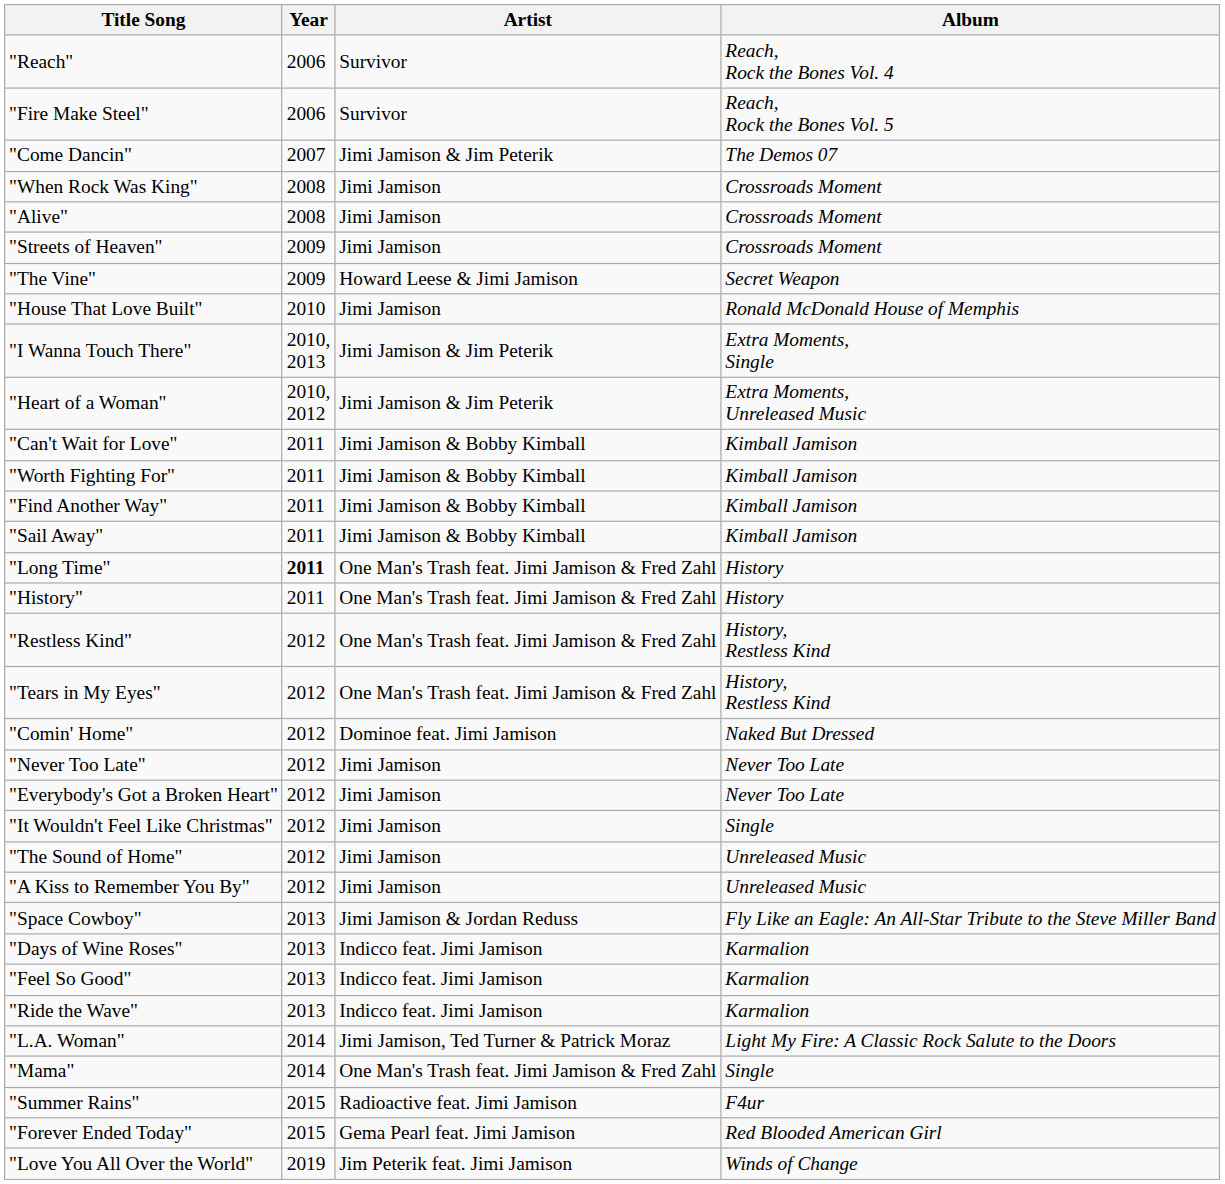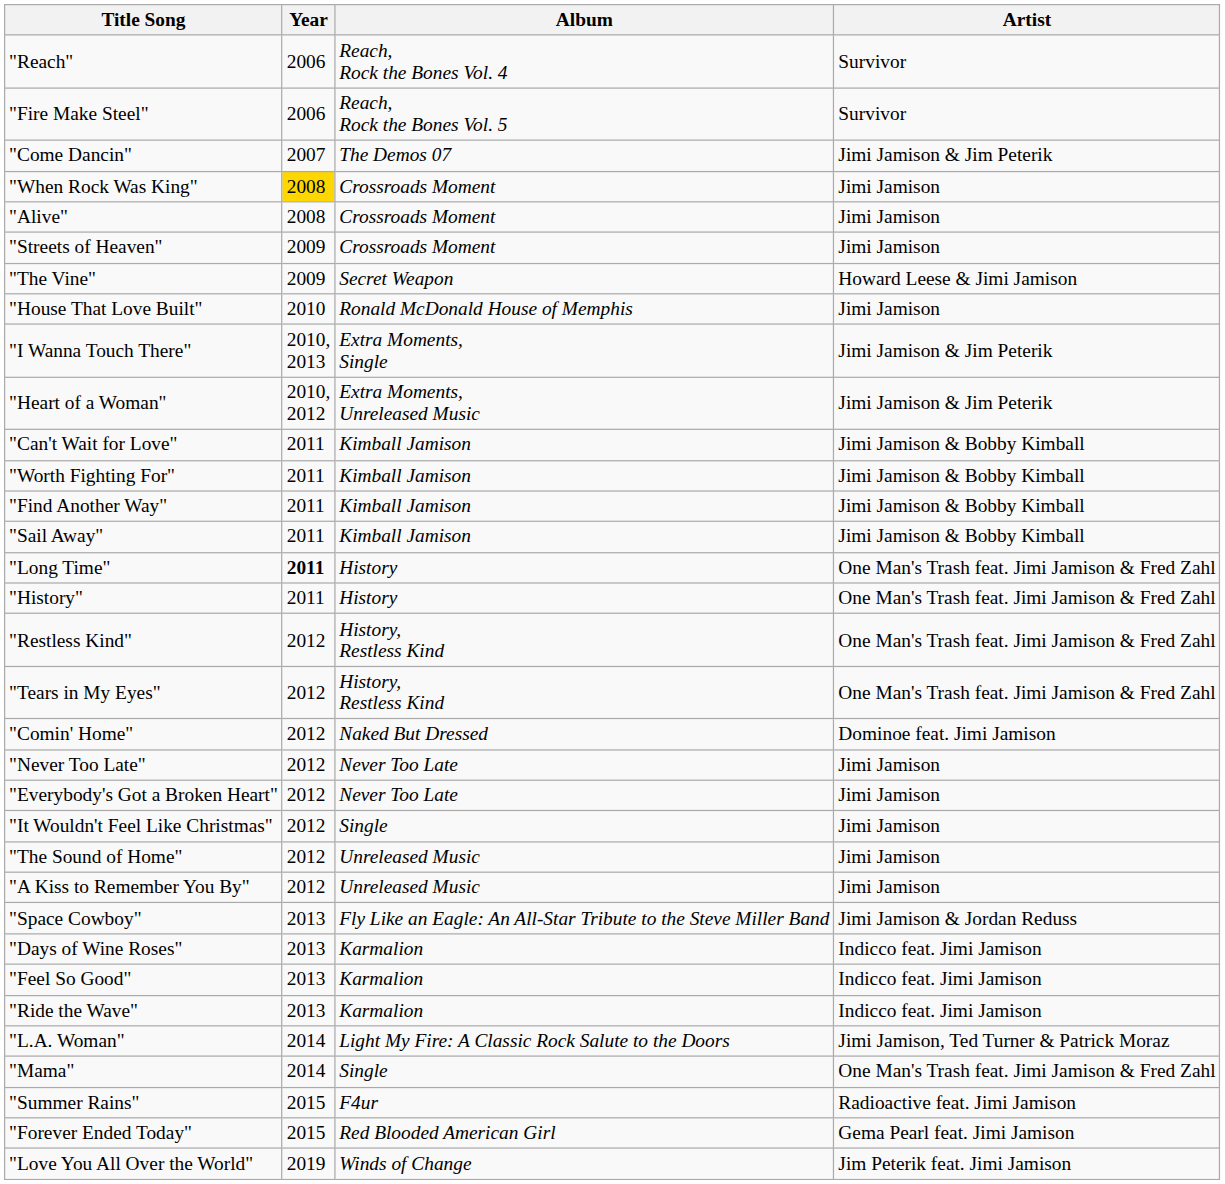columns swapped: (970, 19) <-> (528, 19)
(306, 186) no background -> (306, 186) gold background
